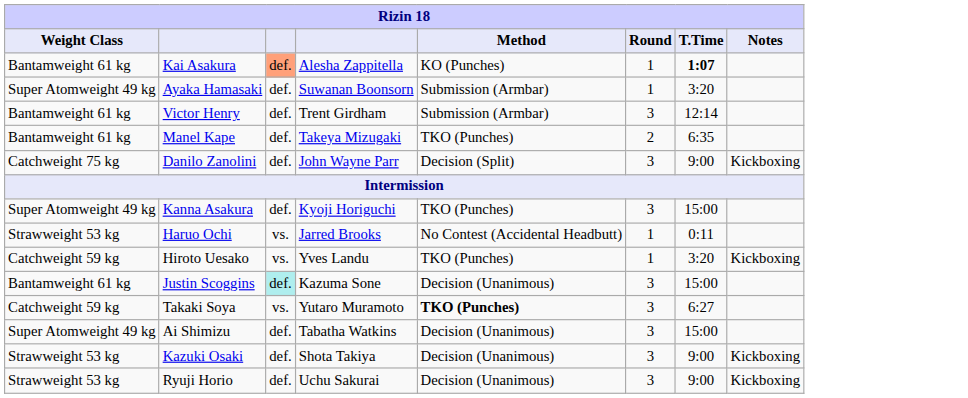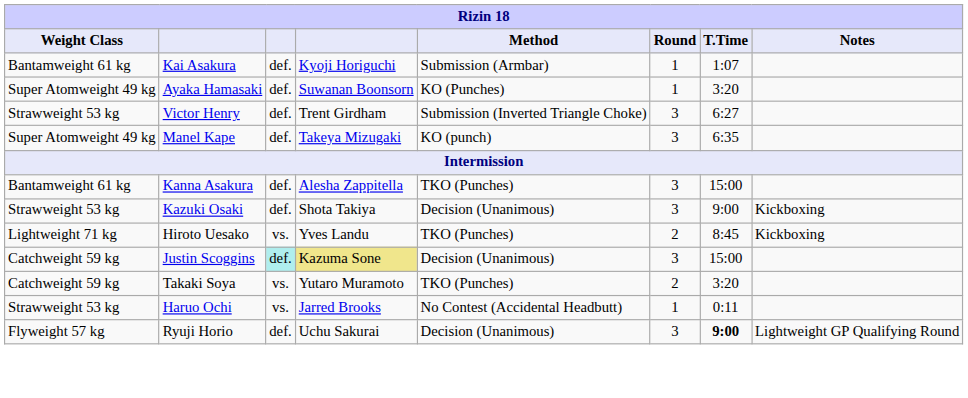(280, 64) lightsalmon background -> (280, 64) no background
(351, 64) Alesha Zappitella -> (347, 64) Kyoji Horiguchi
(463, 64) KO (Punches) -> (485, 64) Submission (Armbar)
(701, 64) bold -> (726, 64) normal
(485, 89) Submission (Armbar) -> (463, 89) KO (Punches)
(69, 113) Bantamweight 61 kg -> (64, 113) Strawweight 53 kg
(485, 113) Submission (Armbar) -> (534, 113) Submission (Inverted Triangle Choke)
(701, 113) 12:14 -> (726, 113) 6:27
(69, 137) Bantamweight 61 kg -> (82, 137) Super Atomweight 49 kg
(467, 137) TKO (Punches) -> (456, 137) KO (punch)
(650, 137) 2 -> (675, 137) 3
- row: (209, 161)
(82, 210) Super Atomweight 49 kg -> (69, 186) Bantamweight 61 kg
(347, 210) Kyoji Horiguchi -> (351, 186) Alesha Zappitella
rows swapped: (197, 234) <-> (203, 356)
(64, 259) Catchweight 59 kg -> (62, 234) Lightweight 71 kg
(650, 259) 1 -> (675, 234) 2
(701, 259) 3:20 -> (726, 234) 8:45
(69, 283) Bantamweight 61 kg -> (64, 259) Catchweight 59 kg
(340, 283) no background -> (340, 259) khaki background
(470, 307) bold -> (467, 283) normal
(650, 307) 3 -> (675, 283) 2
(701, 307) 6:27 -> (726, 283) 3:20
- row: (196, 331)
(64, 380) Strawweight 53 kg -> (56, 331) Flyweight 57 kg
(701, 380) normal -> (726, 331) bold
(765, 380) Kickboxing -> (857, 331) Lightweight GP Qualifying Round
